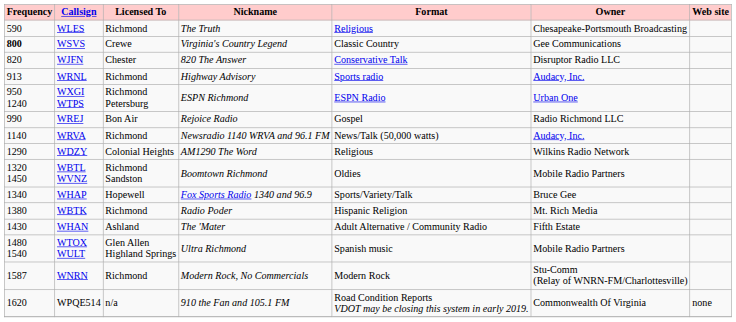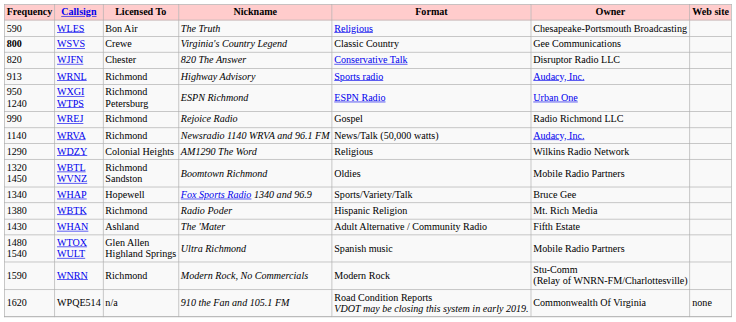(126, 28) Richmond -> (121, 28) Bon Air
(121, 119) Bon Air -> (126, 119) Richmond
(17, 275) 1587 -> (17, 275) 1590
